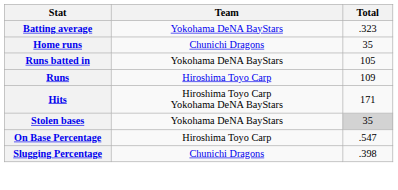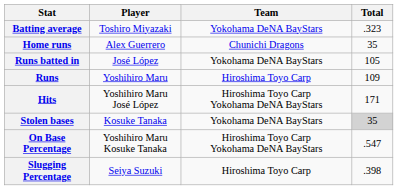+ column: (135, 12)
(227, 137) Hiroshima Toyo Carp -> (266, 143) Hiroshima Toyo Carp Yokohama DeNA BayStars
(227, 154) Chunichi Dragons -> (266, 171) Hiroshima Toyo Carp
